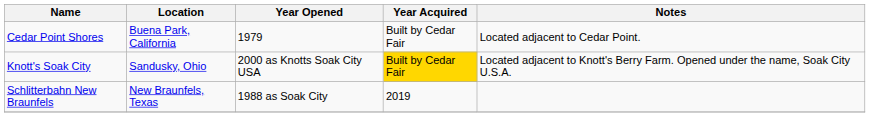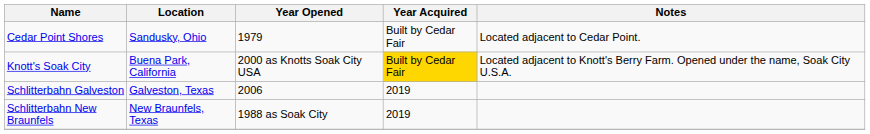(160, 36) Buena Park, California -> (168, 36) Sandusky, Ohio
(168, 66) Sandusky, Ohio -> (160, 66) Buena Park, California
+ row: (65, 90)
